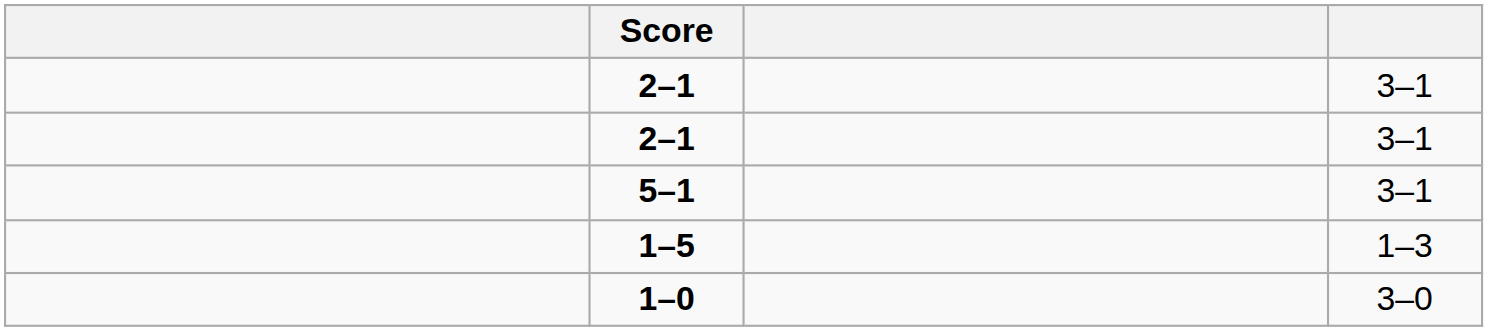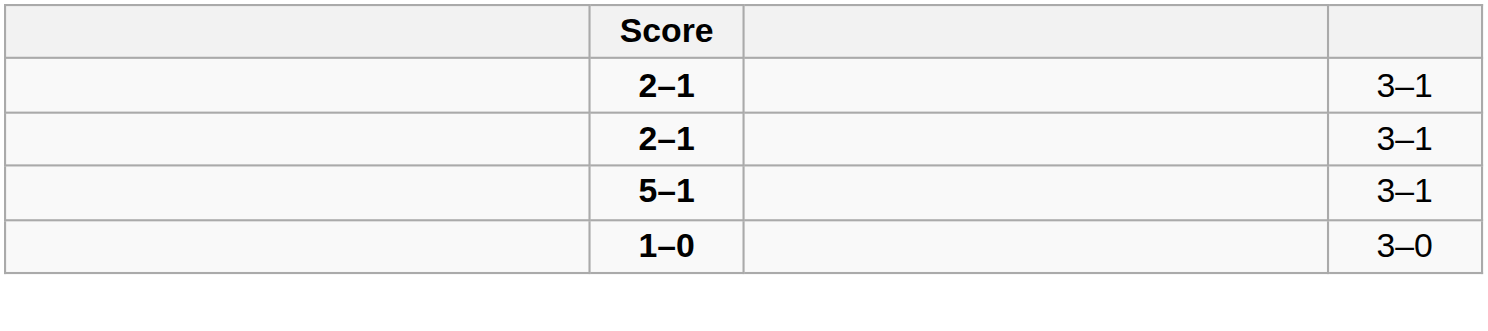- row: (667, 245)
